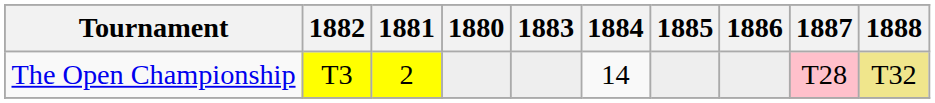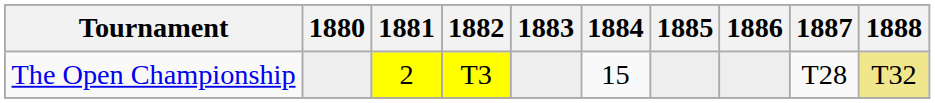columns swapped: (476, 27) <-> (337, 27)
(615, 74) 14 -> (615, 74) 15
(824, 74) pink background -> (824, 74) no background
